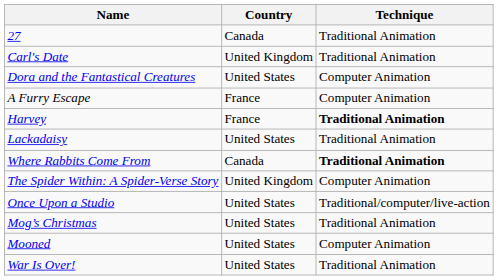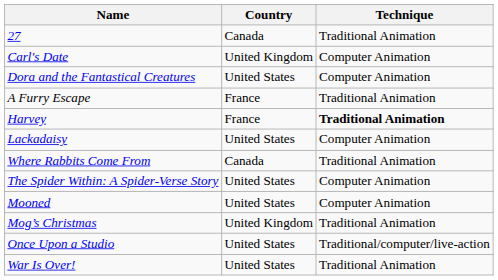(377, 56) Traditional Animation -> (375, 56) Computer Animation
(375, 98) Computer Animation -> (377, 98) Traditional Animation
(377, 139) Traditional Animation -> (375, 139) Computer Animation
(382, 160) bold -> (377, 160) normal
(269, 181) United Kingdom -> (260, 181) United States
rows swapped: (61, 202) <-> (29, 243)
(260, 222) United States -> (269, 222) United Kingdom
